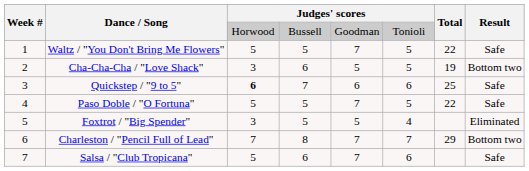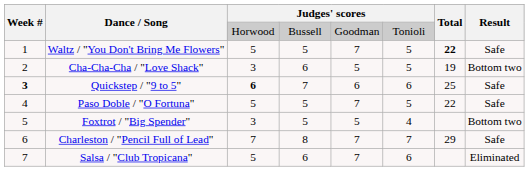(450, 49) normal -> (450, 49) bold
(25, 85) normal -> (25, 85) bold
(495, 121) Eliminated -> (495, 121) Bottom two
(495, 139) Bottom two -> (495, 139) Safe
(495, 157) Safe -> (495, 157) Eliminated
